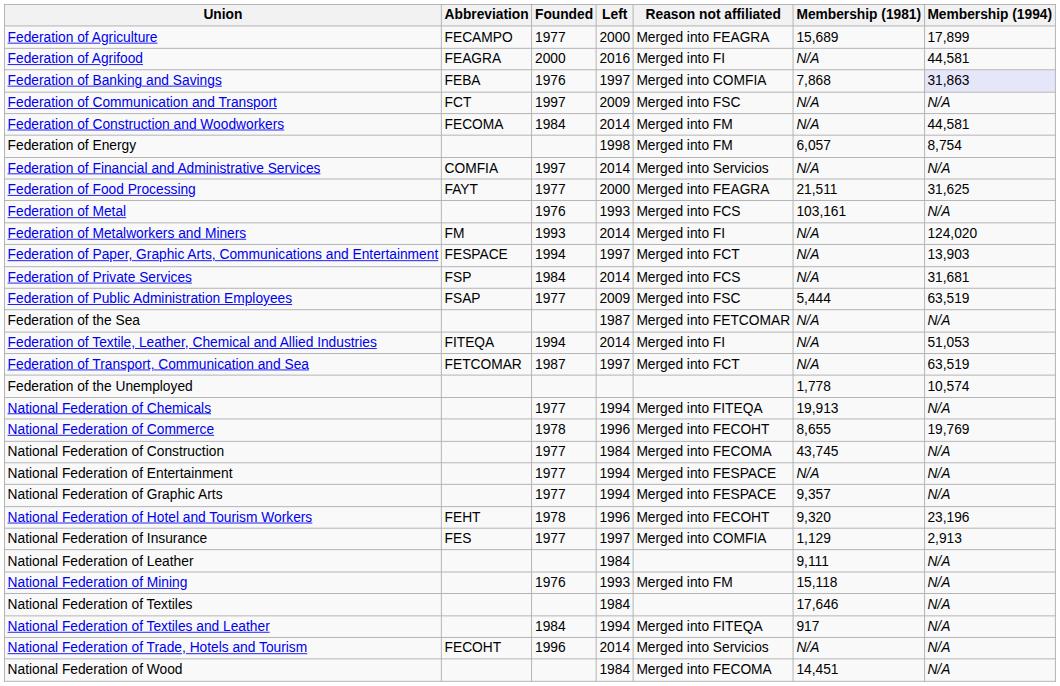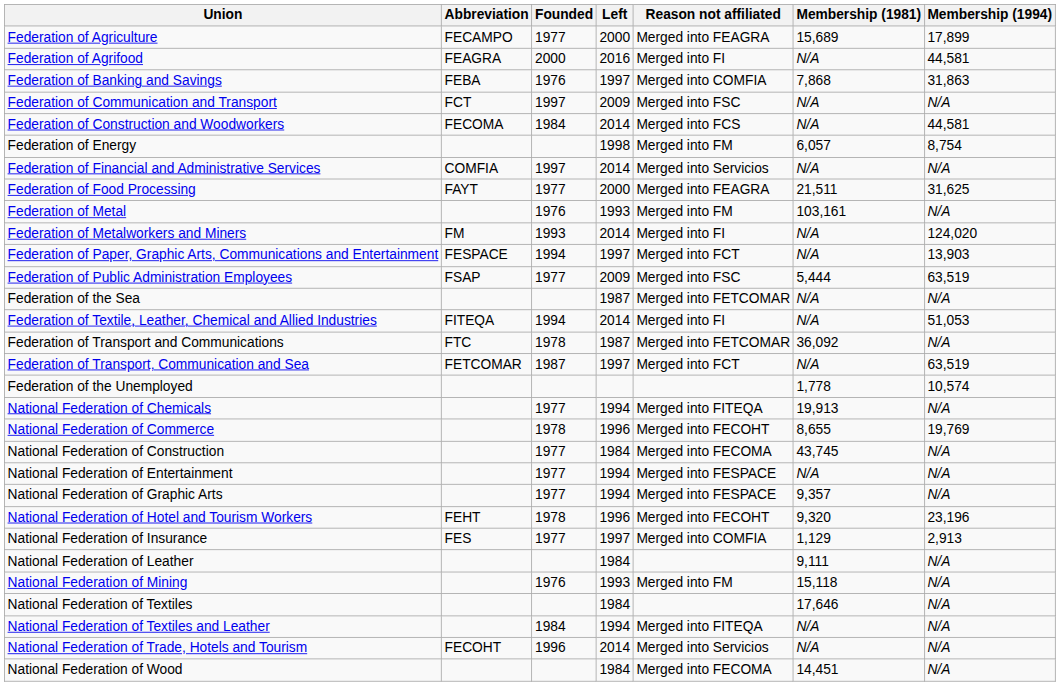(948, 80) lavender background -> (948, 80) no background
(685, 124) Merged into FM -> (688, 124) Merged into FCS
(688, 211) Merged into FCS -> (685, 211) Merged into FM
- row: (100, 277)
+ row: (146, 342)
(808, 626) 917 -> (808, 626) N/A
